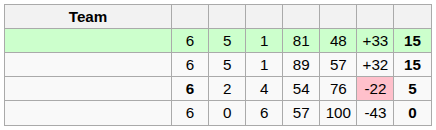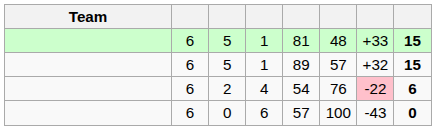(190, 89) bold -> (190, 89) normal
(412, 89) 5 -> (412, 89) 6
